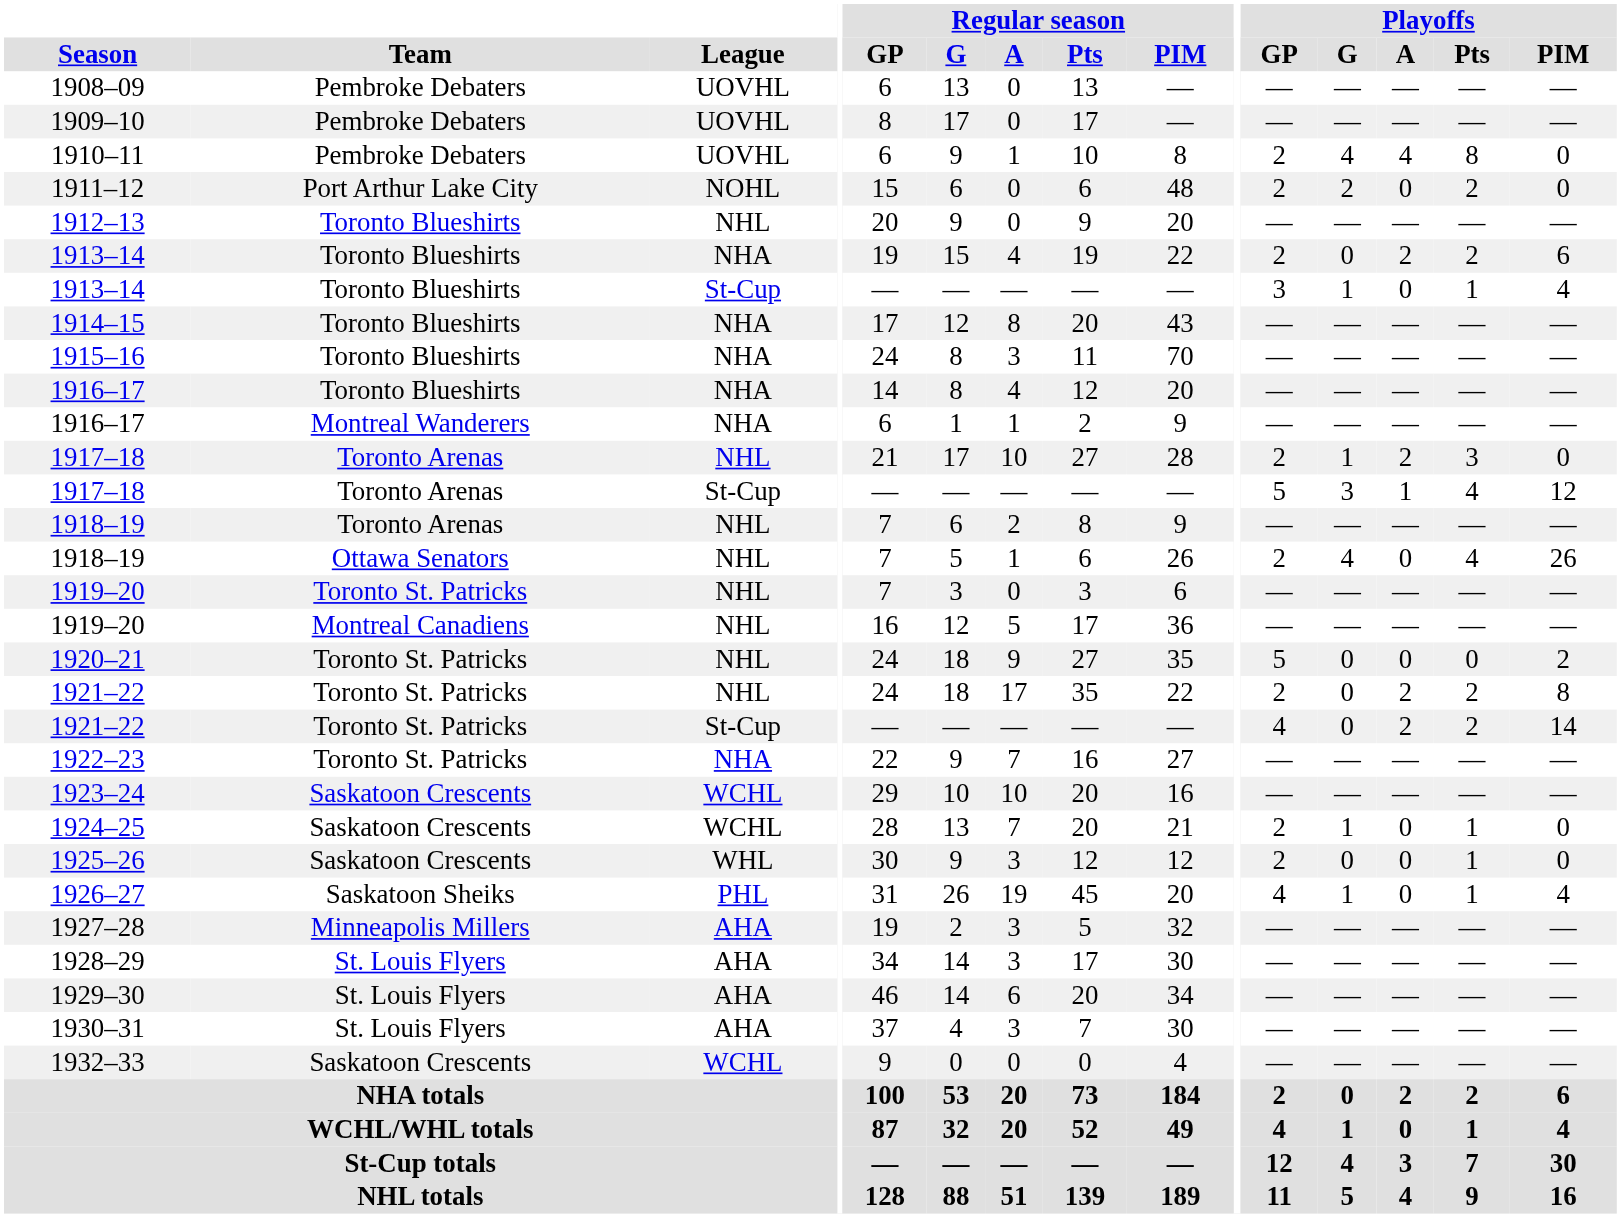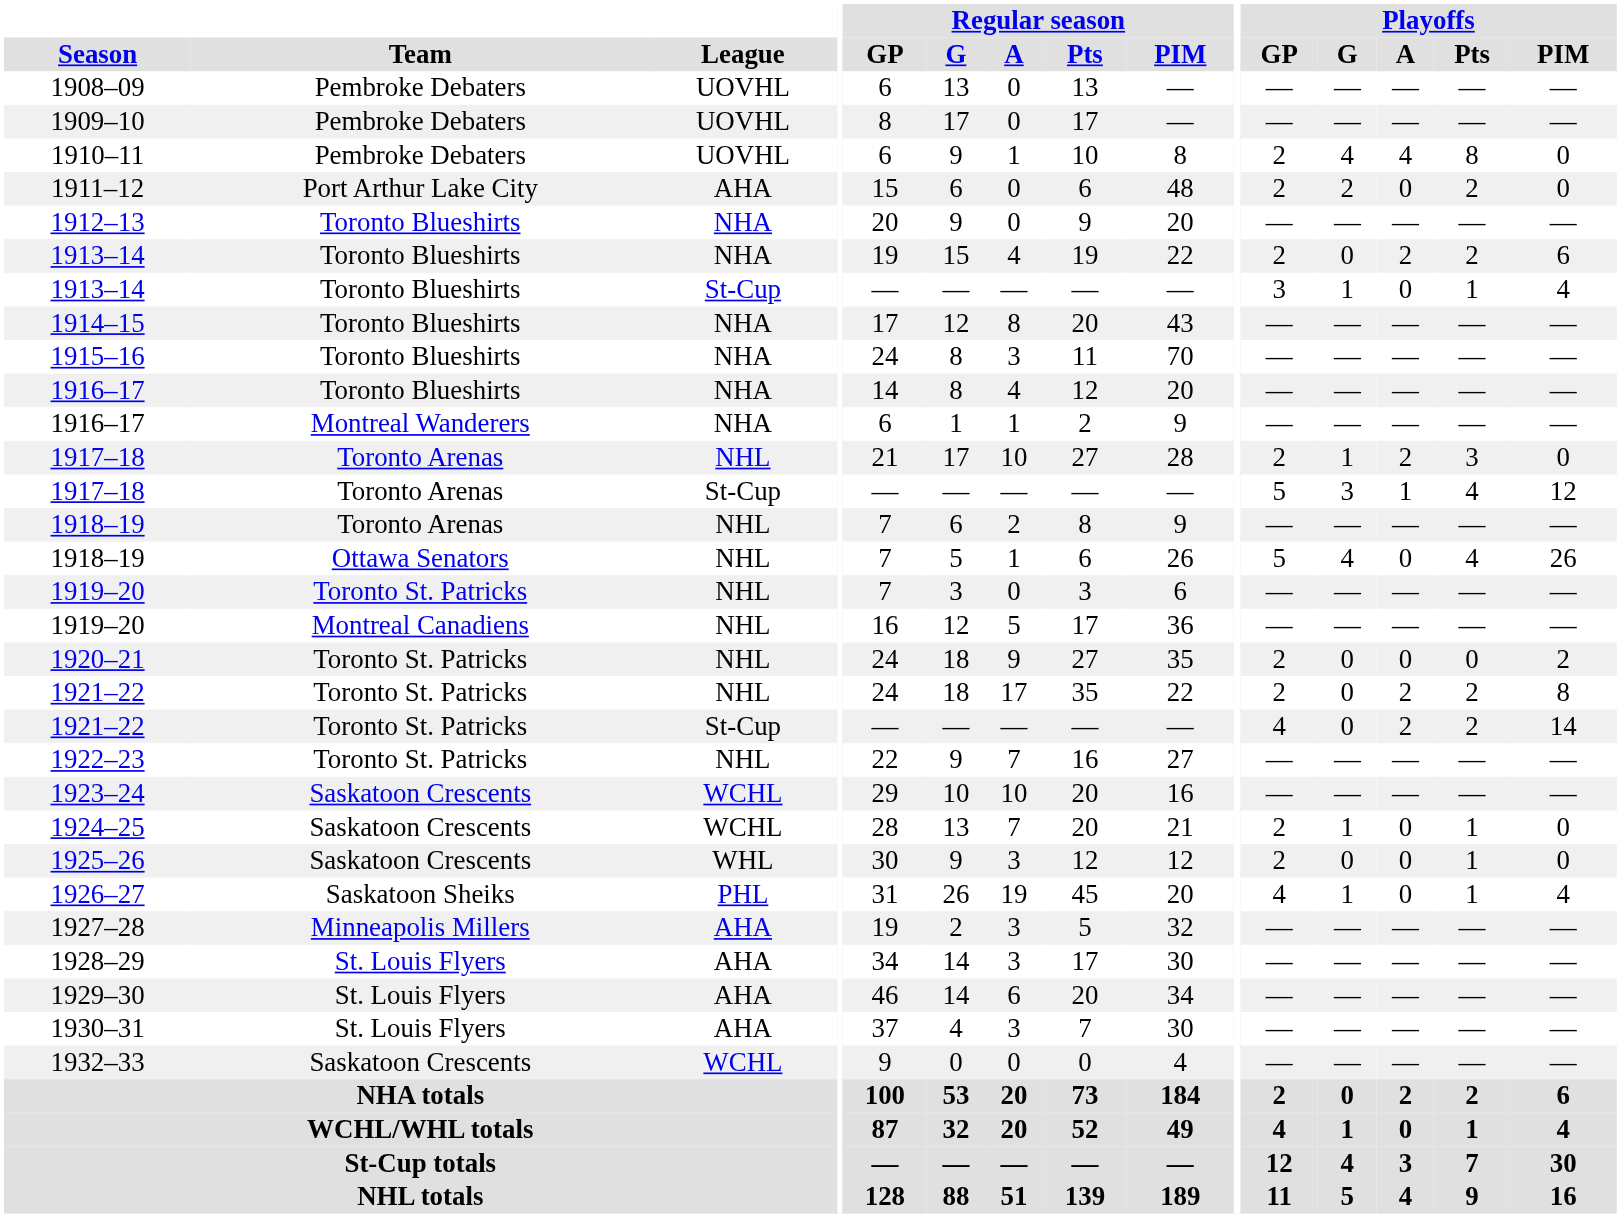(743, 188) NOHL -> (743, 188) AHA
(743, 222) NHL -> (743, 222) NHA
(1279, 558) 2 -> (1279, 558) 5
(1279, 658) 5 -> (1279, 658) 2
(743, 759) NHA -> (743, 759) NHL
